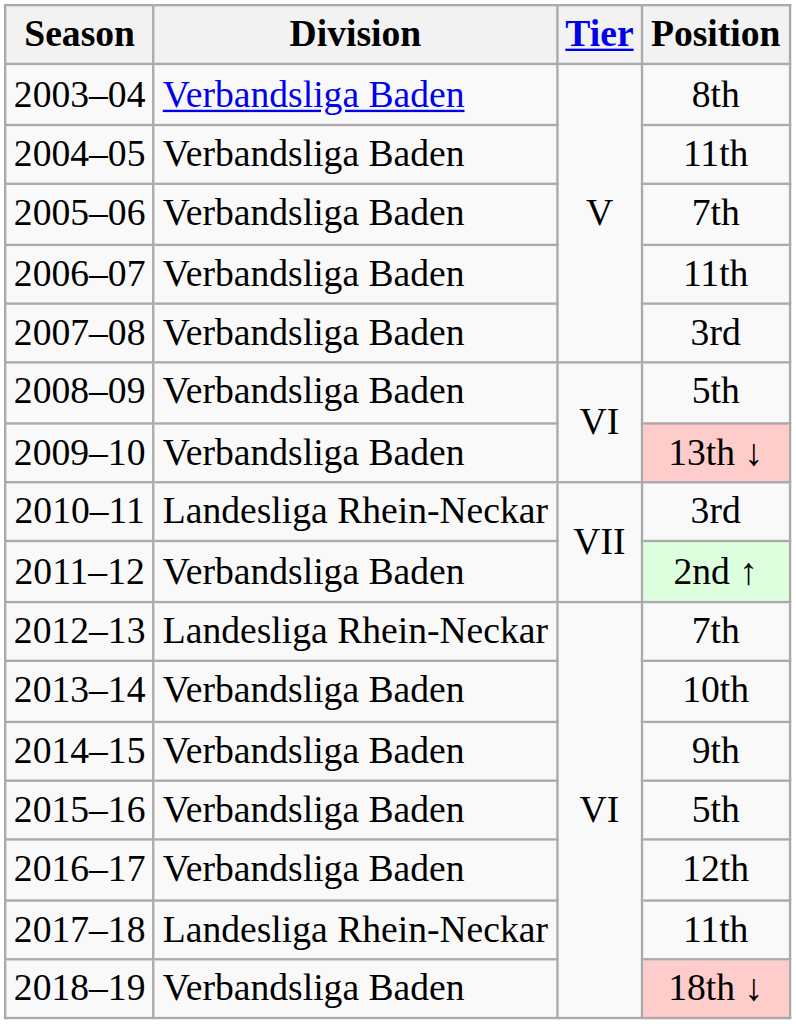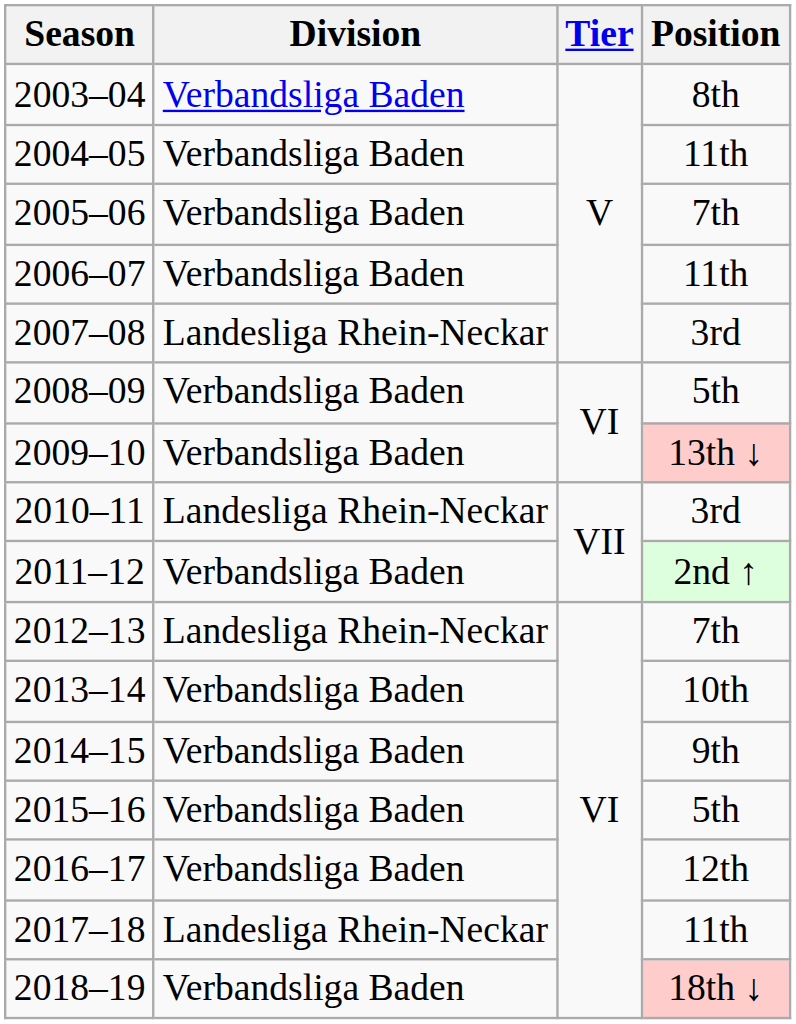(314, 332) Verbandsliga Baden -> (355, 332) Landesliga Rhein-Neckar
